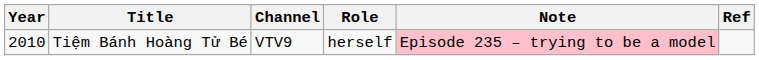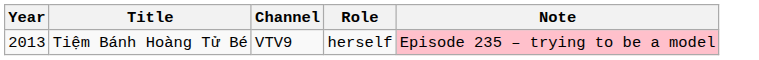- column: (737, 17)
(27, 42) 2010 -> (27, 42) 2013
